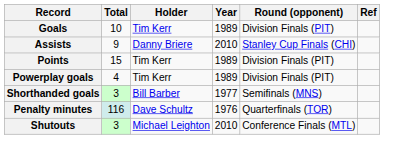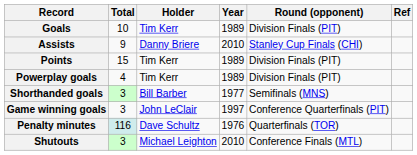+ row: (56, 110)
